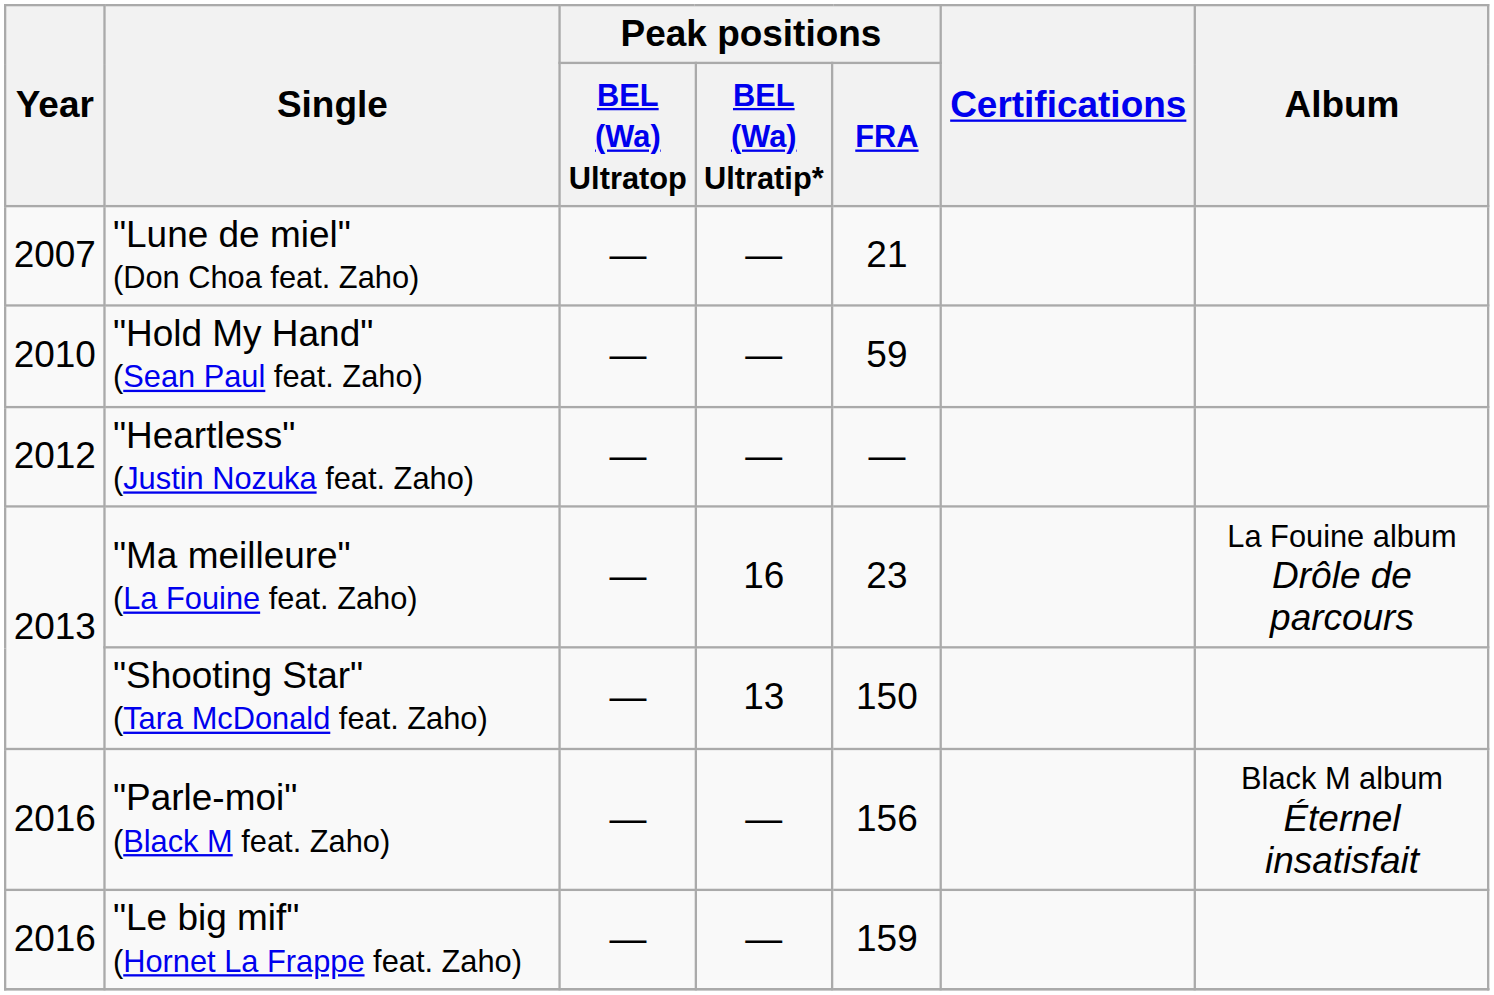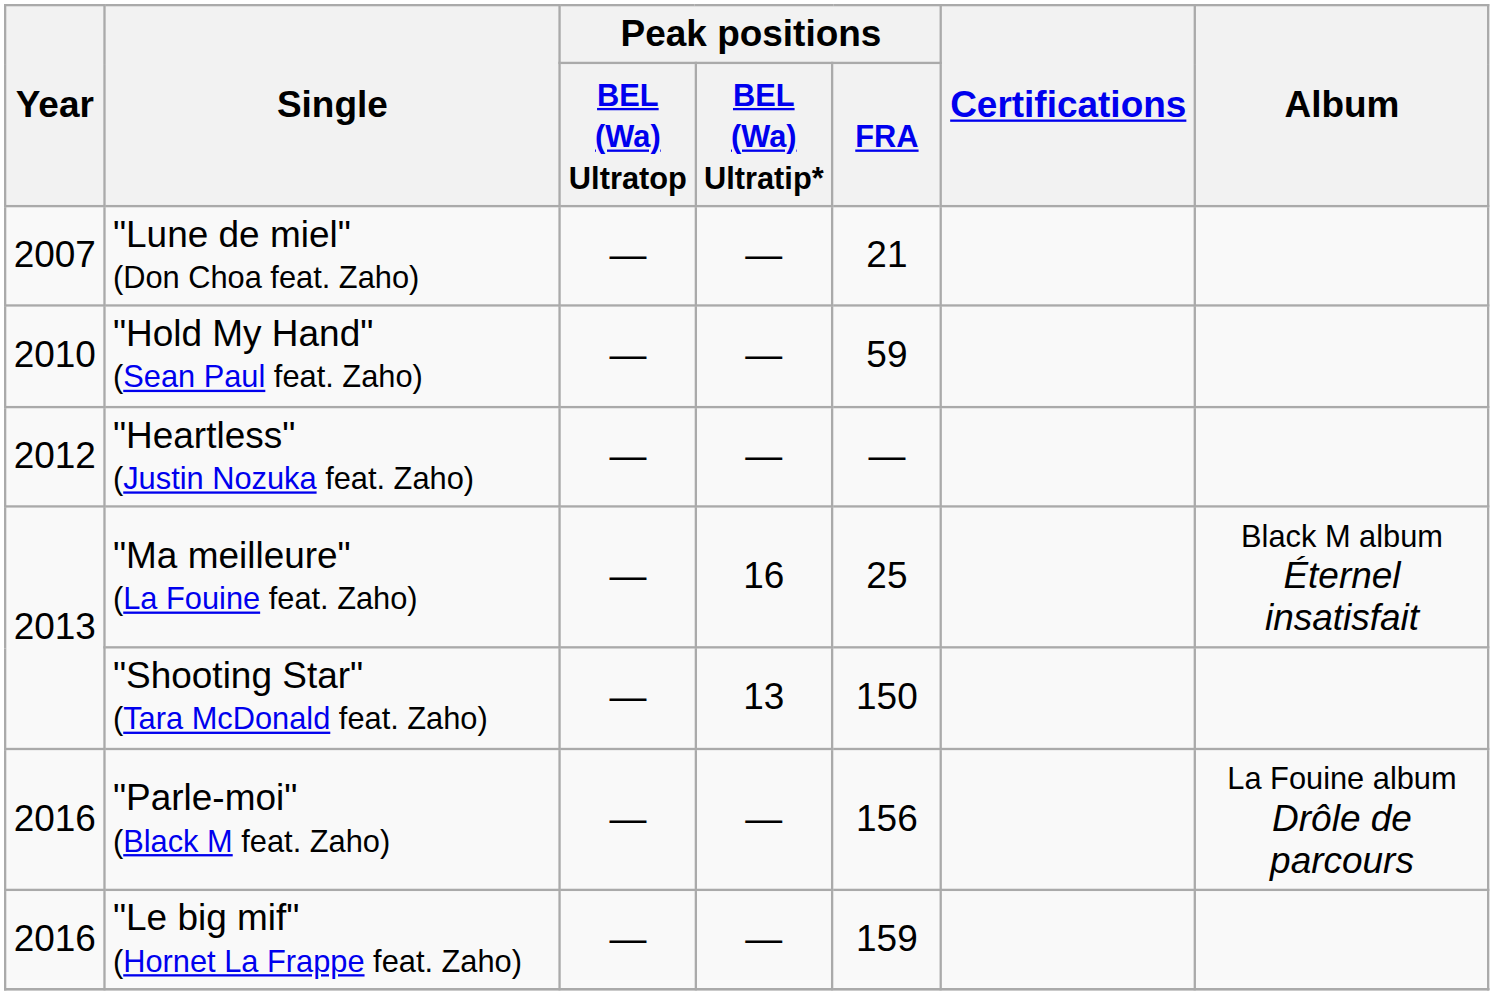(887, 576) 23 -> (887, 576) 25
(1342, 578) La Fouine album Drôle de parcours -> (1342, 578) Black M album Éternel insatisfait
(1342, 820) Black M album Éternel insatisfait -> (1342, 820) La Fouine album Drôle de parcours
